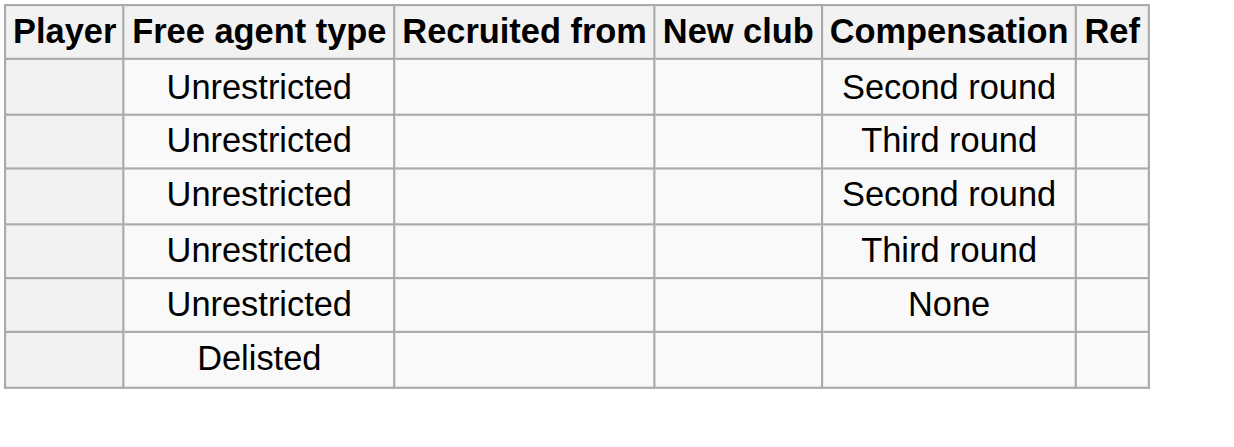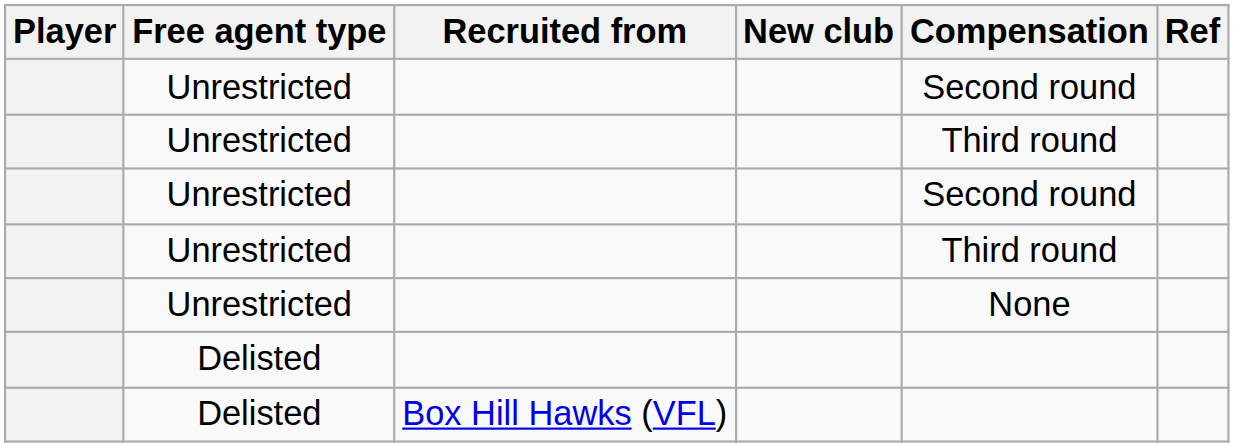+ row: (259, 413)
